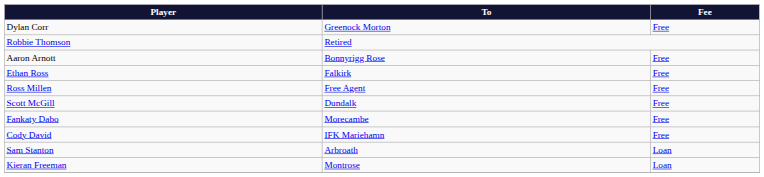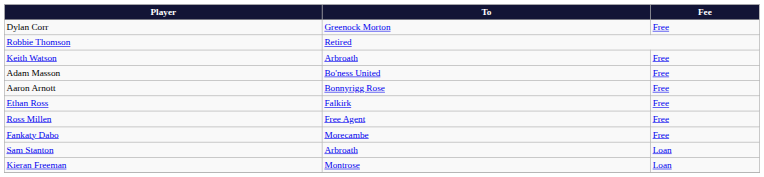+ row: (32, 58)
+ row: (33, 73)
- row: (31, 104)
- row: (29, 134)
